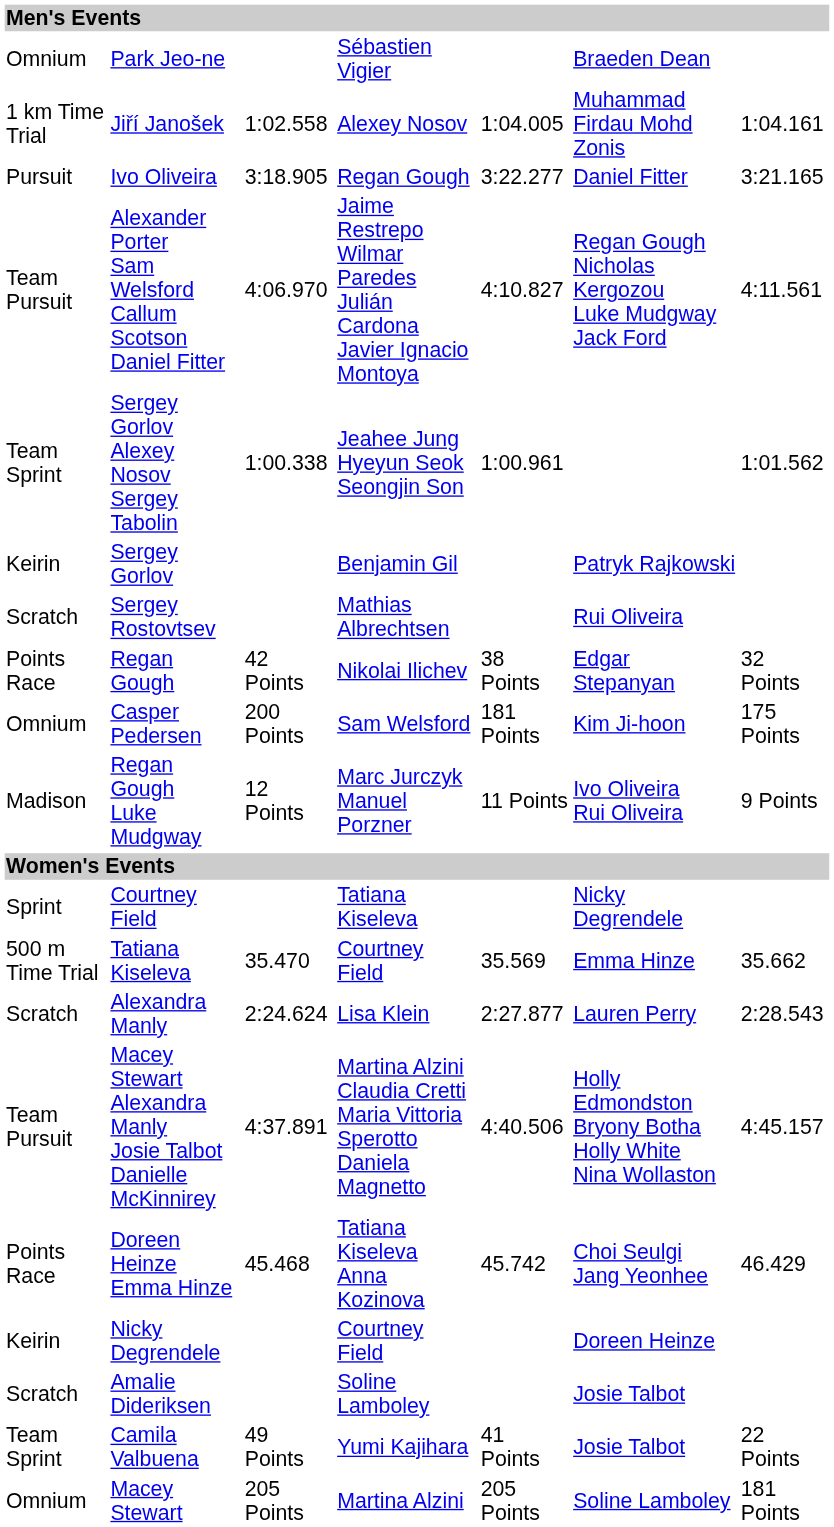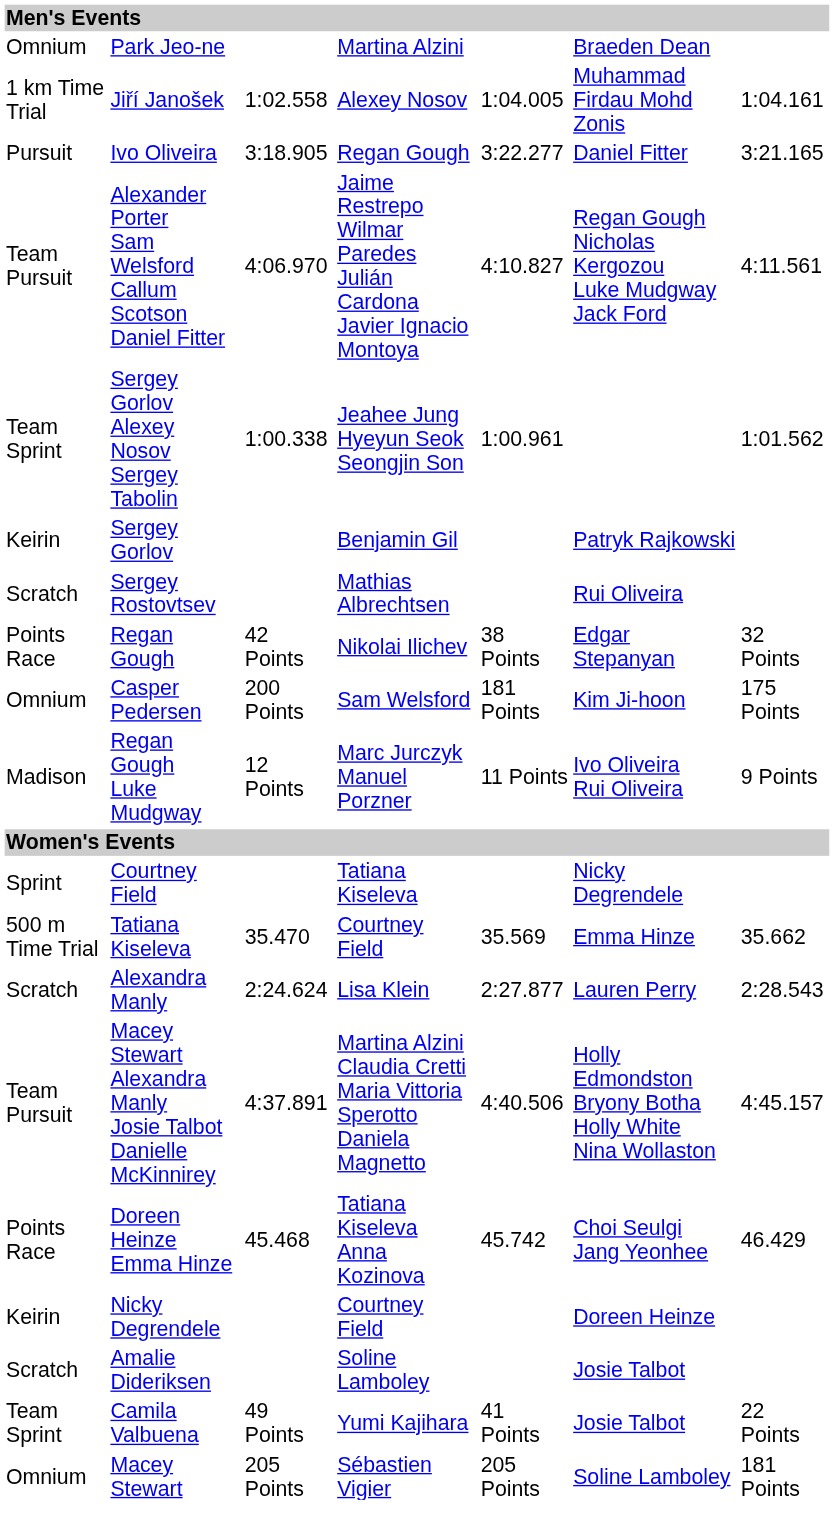(384, 59) Sébastien Vigier -> (400, 47) Martina Alzini
(400, 1500) Martina Alzini -> (384, 1476) Sébastien Vigier
